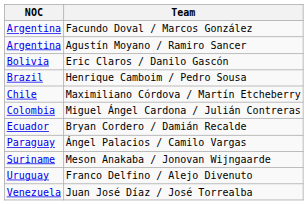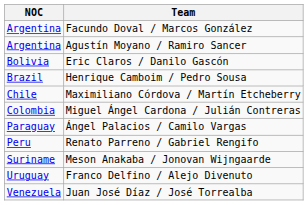- row: (156, 127)
+ row: (162, 143)
